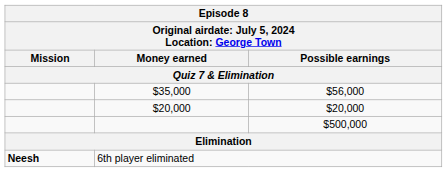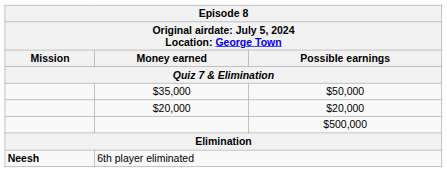(345, 92) $56,000 -> (345, 92) $50,000
